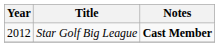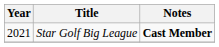(19, 32) 2012 -> (19, 32) 2021
